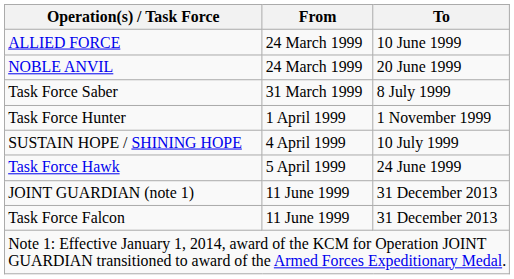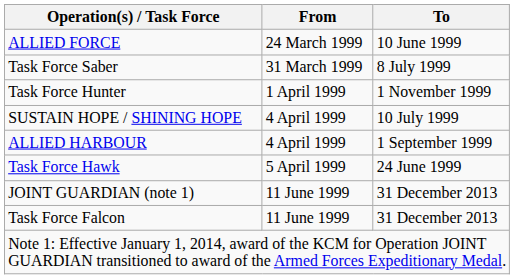- row: (61, 67)
+ row: (77, 142)
